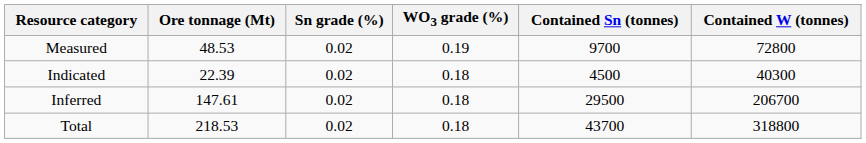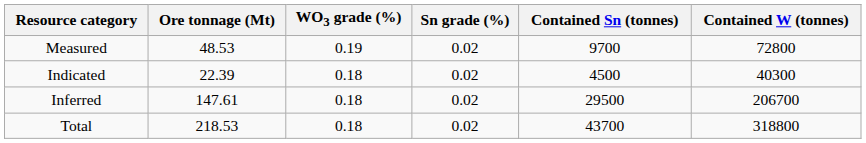columns swapped: (339, 20) <-> (456, 19)
